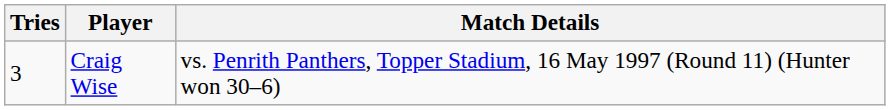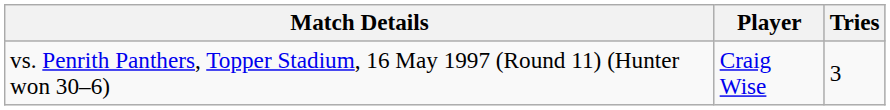columns swapped: (35, 22) <-> (530, 22)
